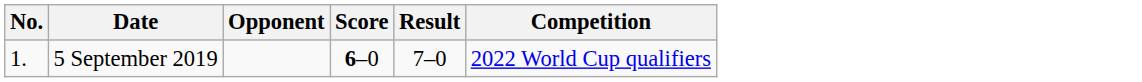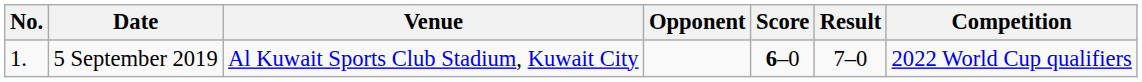+ column: (433, 22)
